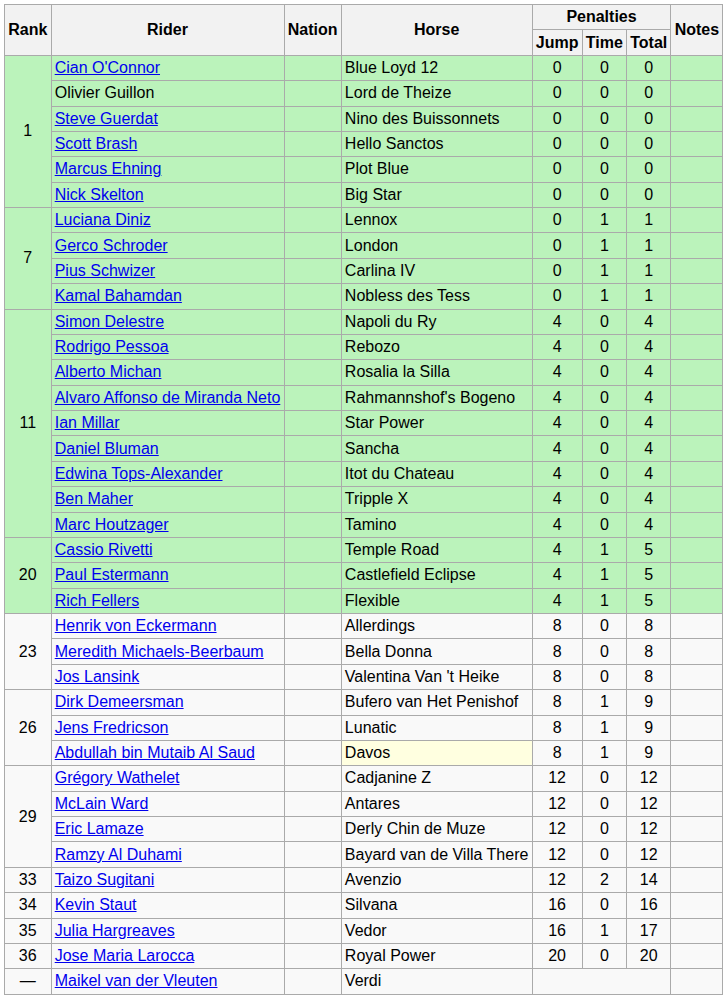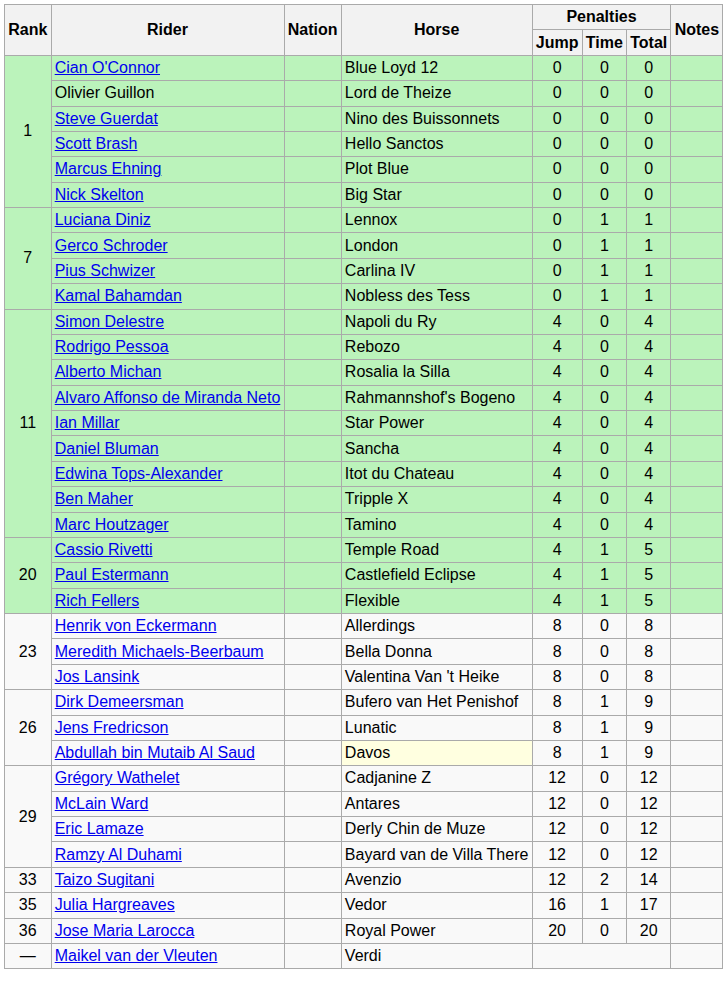- row: (96, 905)
